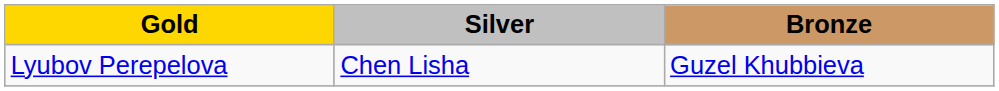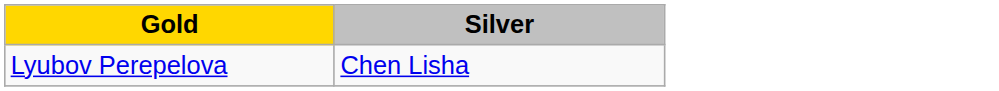- column: (829, 24)
